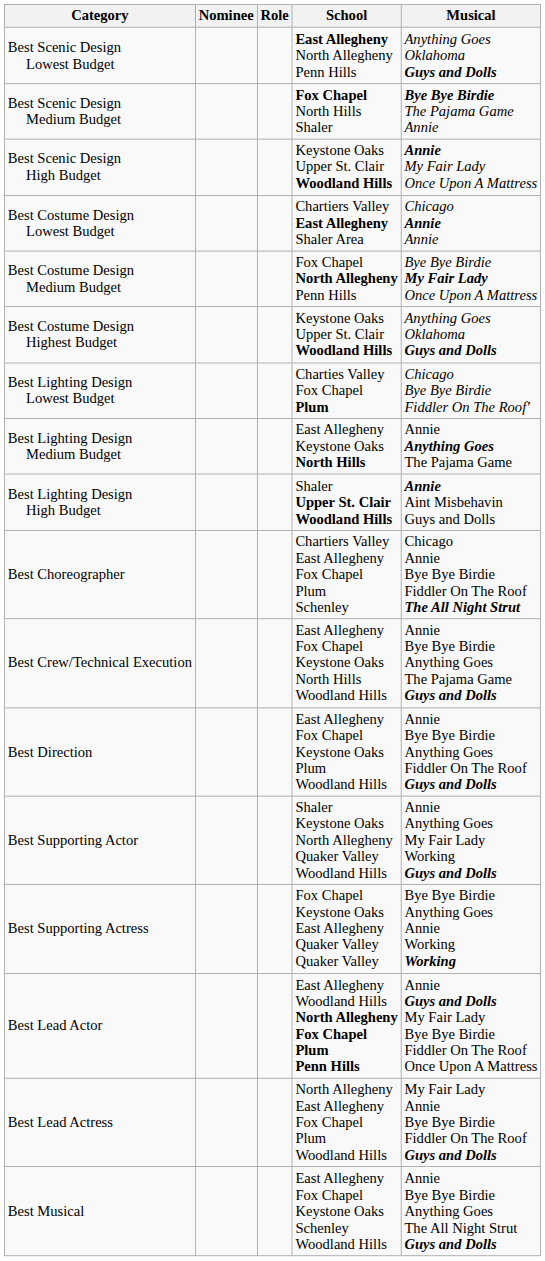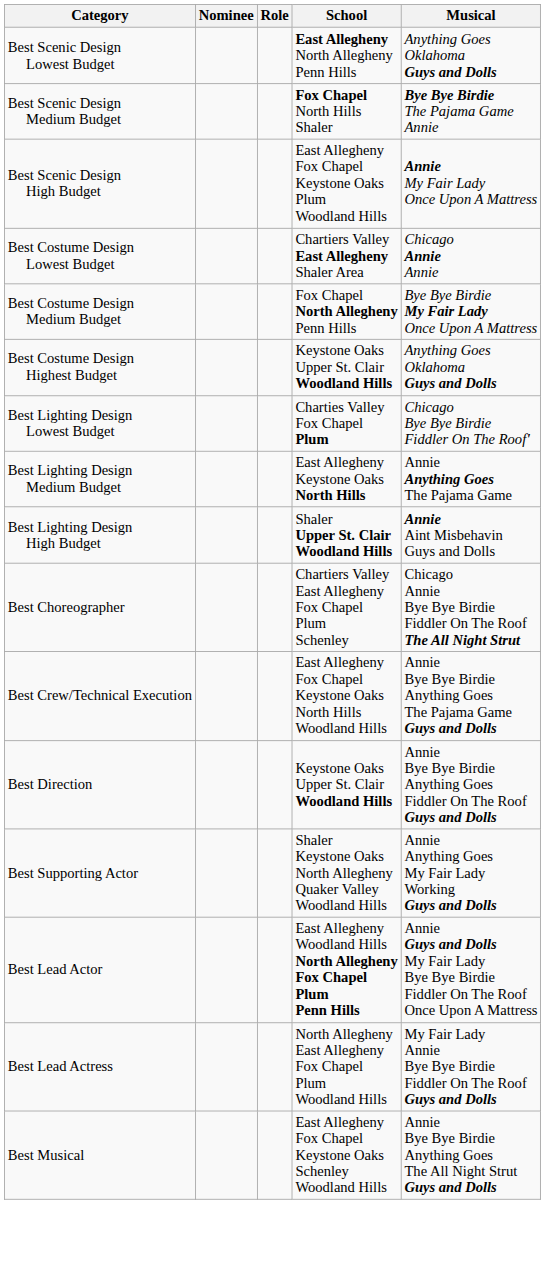(344, 167) Keystone Oaks Upper St. Clair Woodland Hills -> (341, 183) East Allegheny Fox Chapel Keystone Oaks Plum Woodland Hills
(341, 751) East Allegheny Fox Chapel Keystone Oaks Plum Woodland Hills -> (344, 784) Keystone Oaks Upper St. Clair Woodland Hills
- row: (78, 929)
